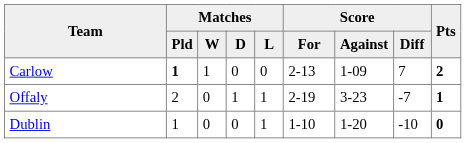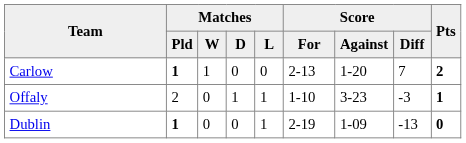(353, 71) 1-09 -> (353, 71) 1-20
(302, 97) 2-19 -> (302, 97) 1-10
(404, 97) -7 -> (404, 97) -3
(175, 124) normal -> (175, 124) bold
(302, 124) 1-10 -> (302, 124) 2-19
(353, 124) 1-20 -> (353, 124) 1-09
(408, 124) -10 -> (408, 124) -13
